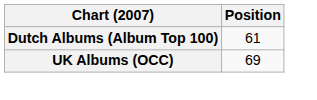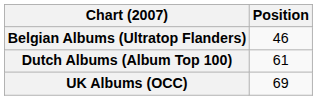+ row: (127, 38)
